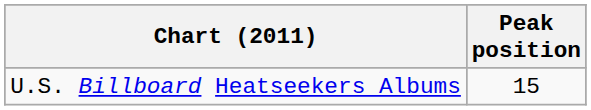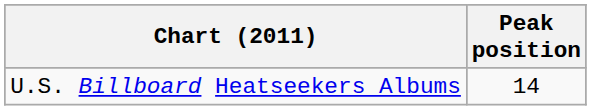(526, 87) 15 -> (526, 87) 14
